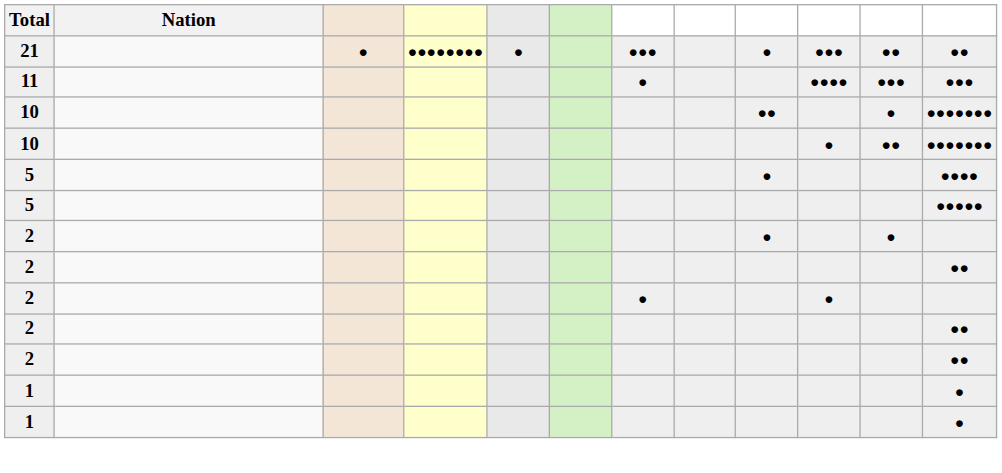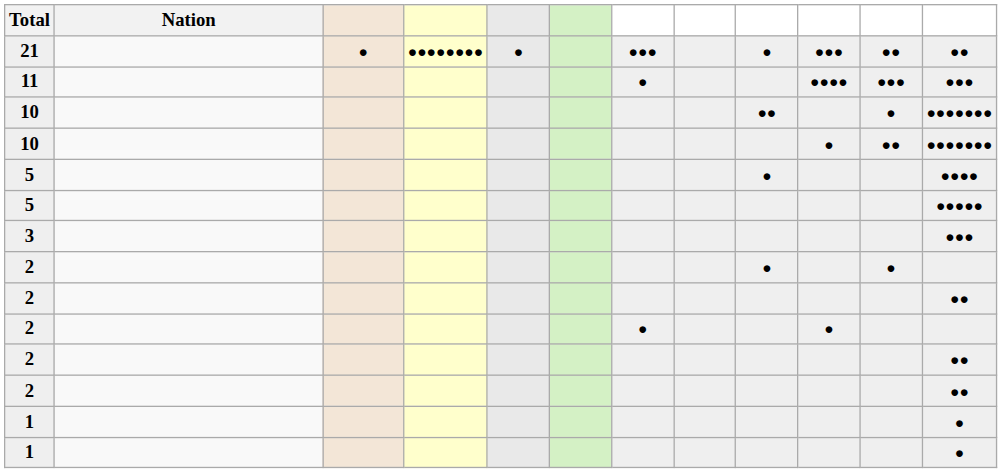+ row: (29, 236)
